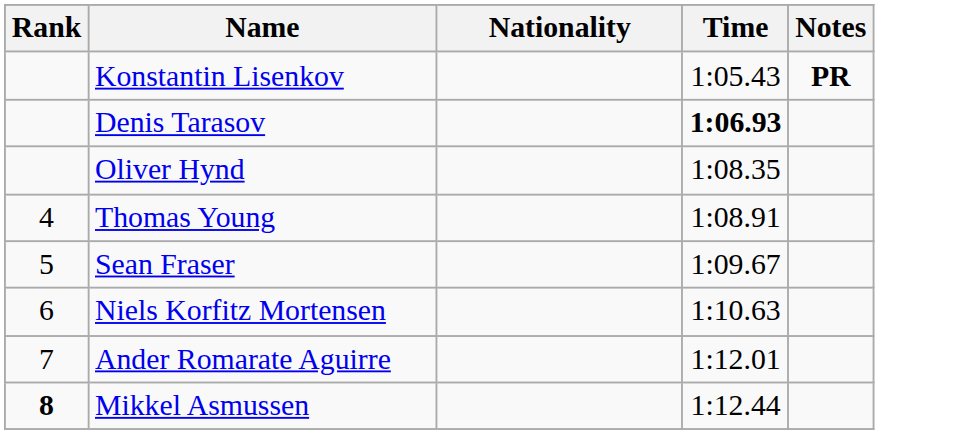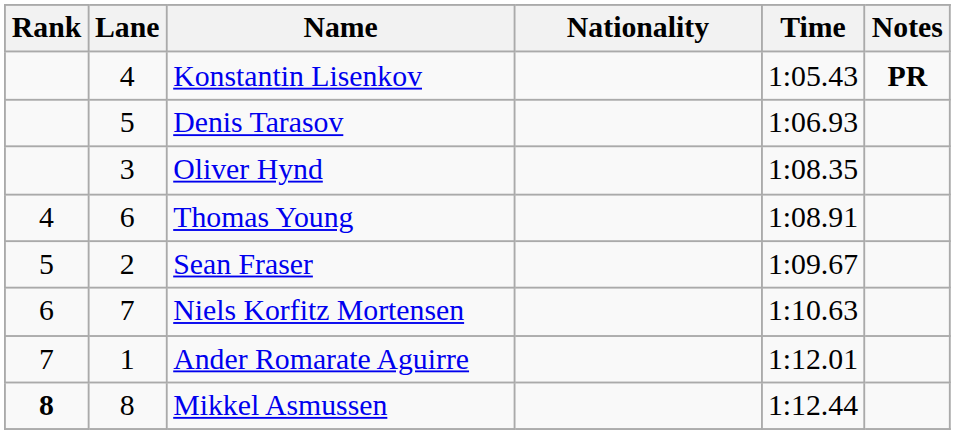+ column: (127, 28)
(736, 122) bold -> (813, 122) normal
